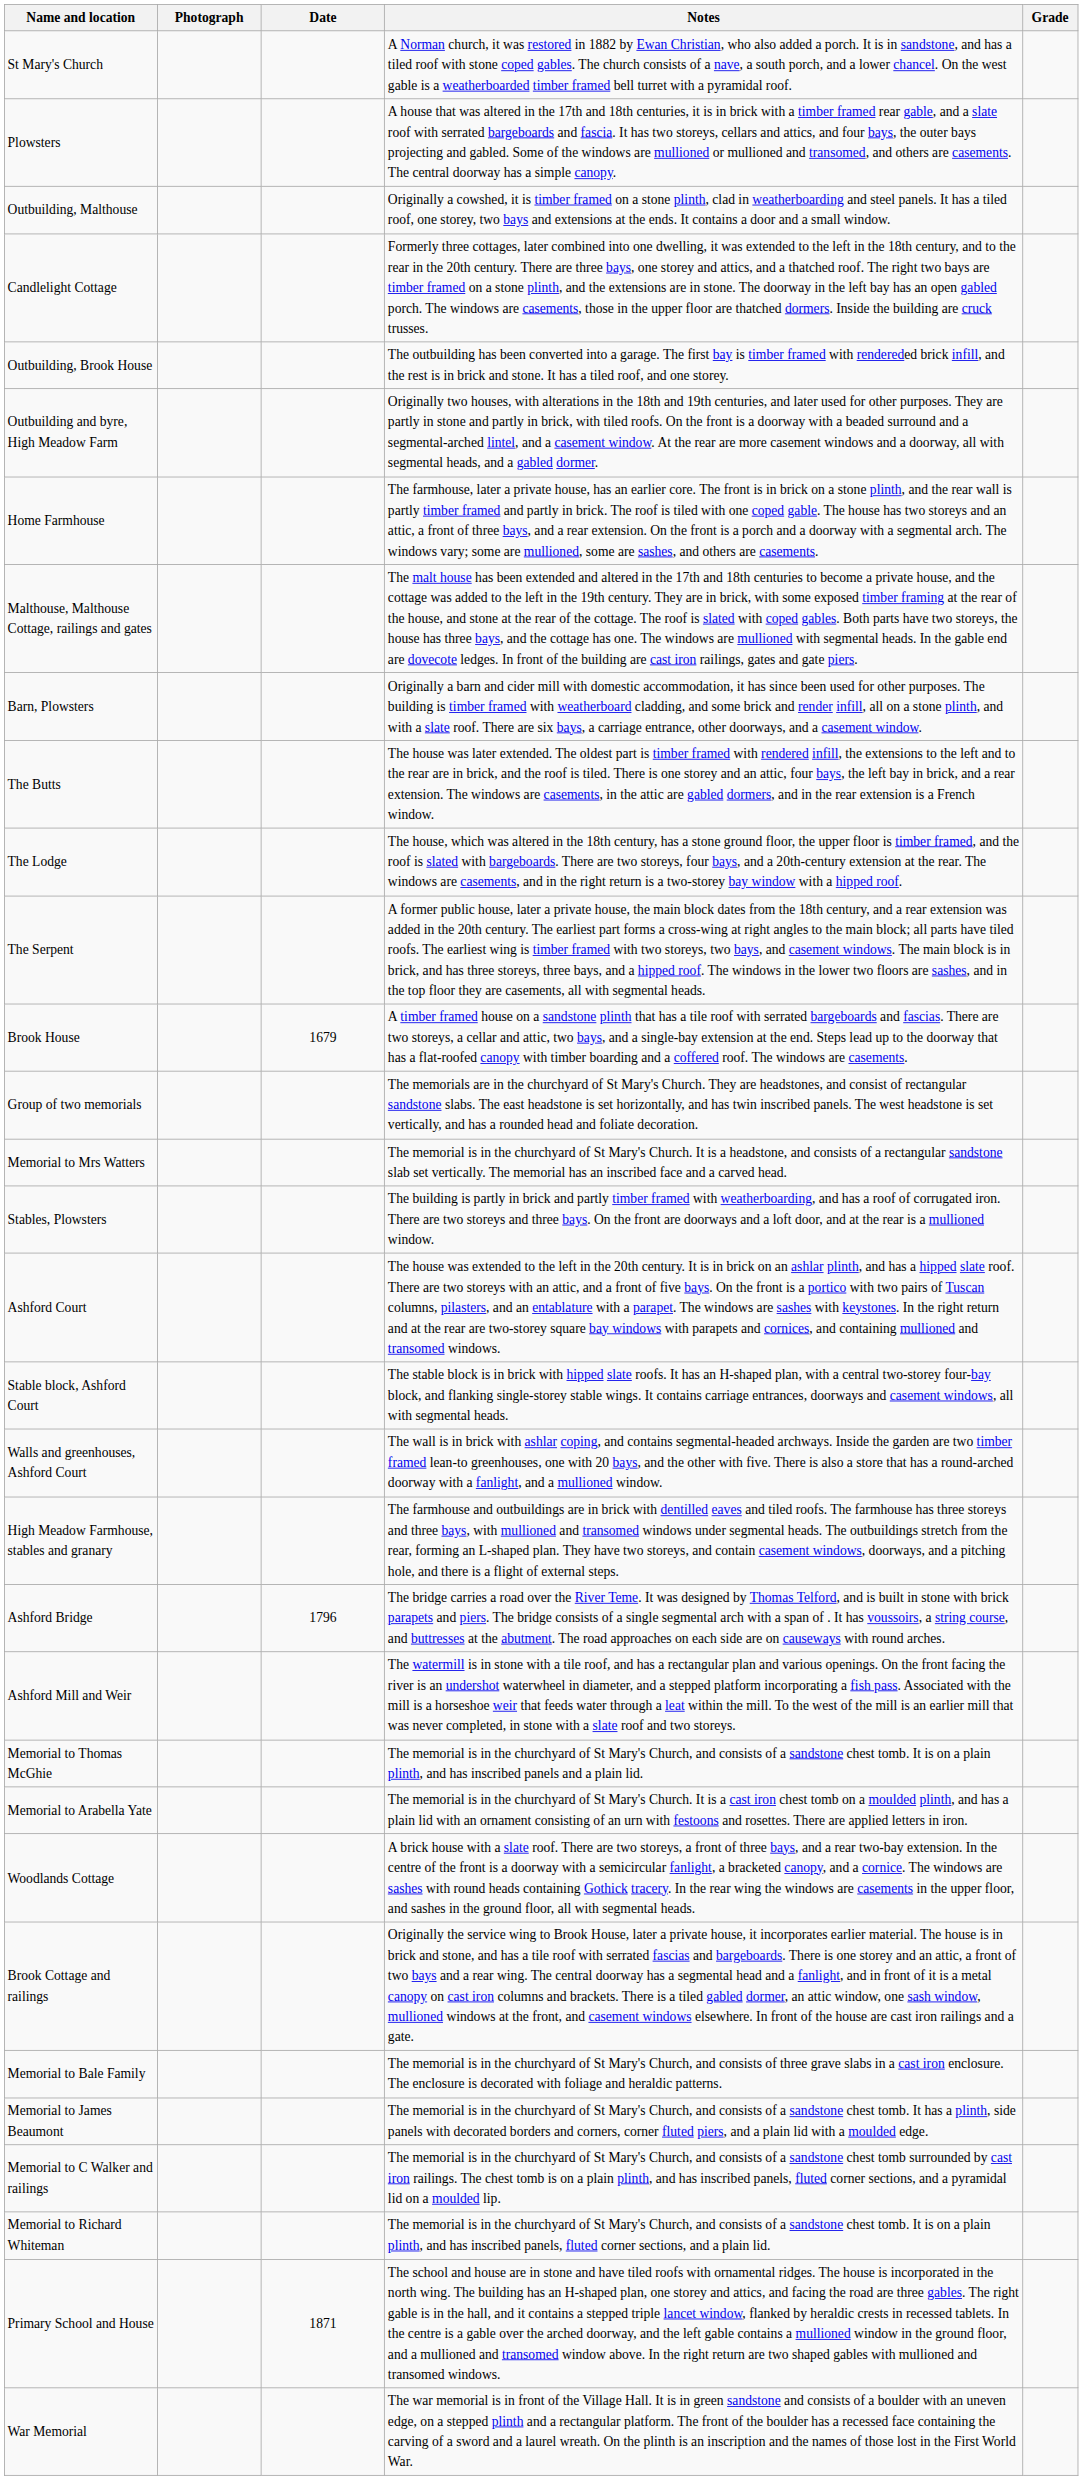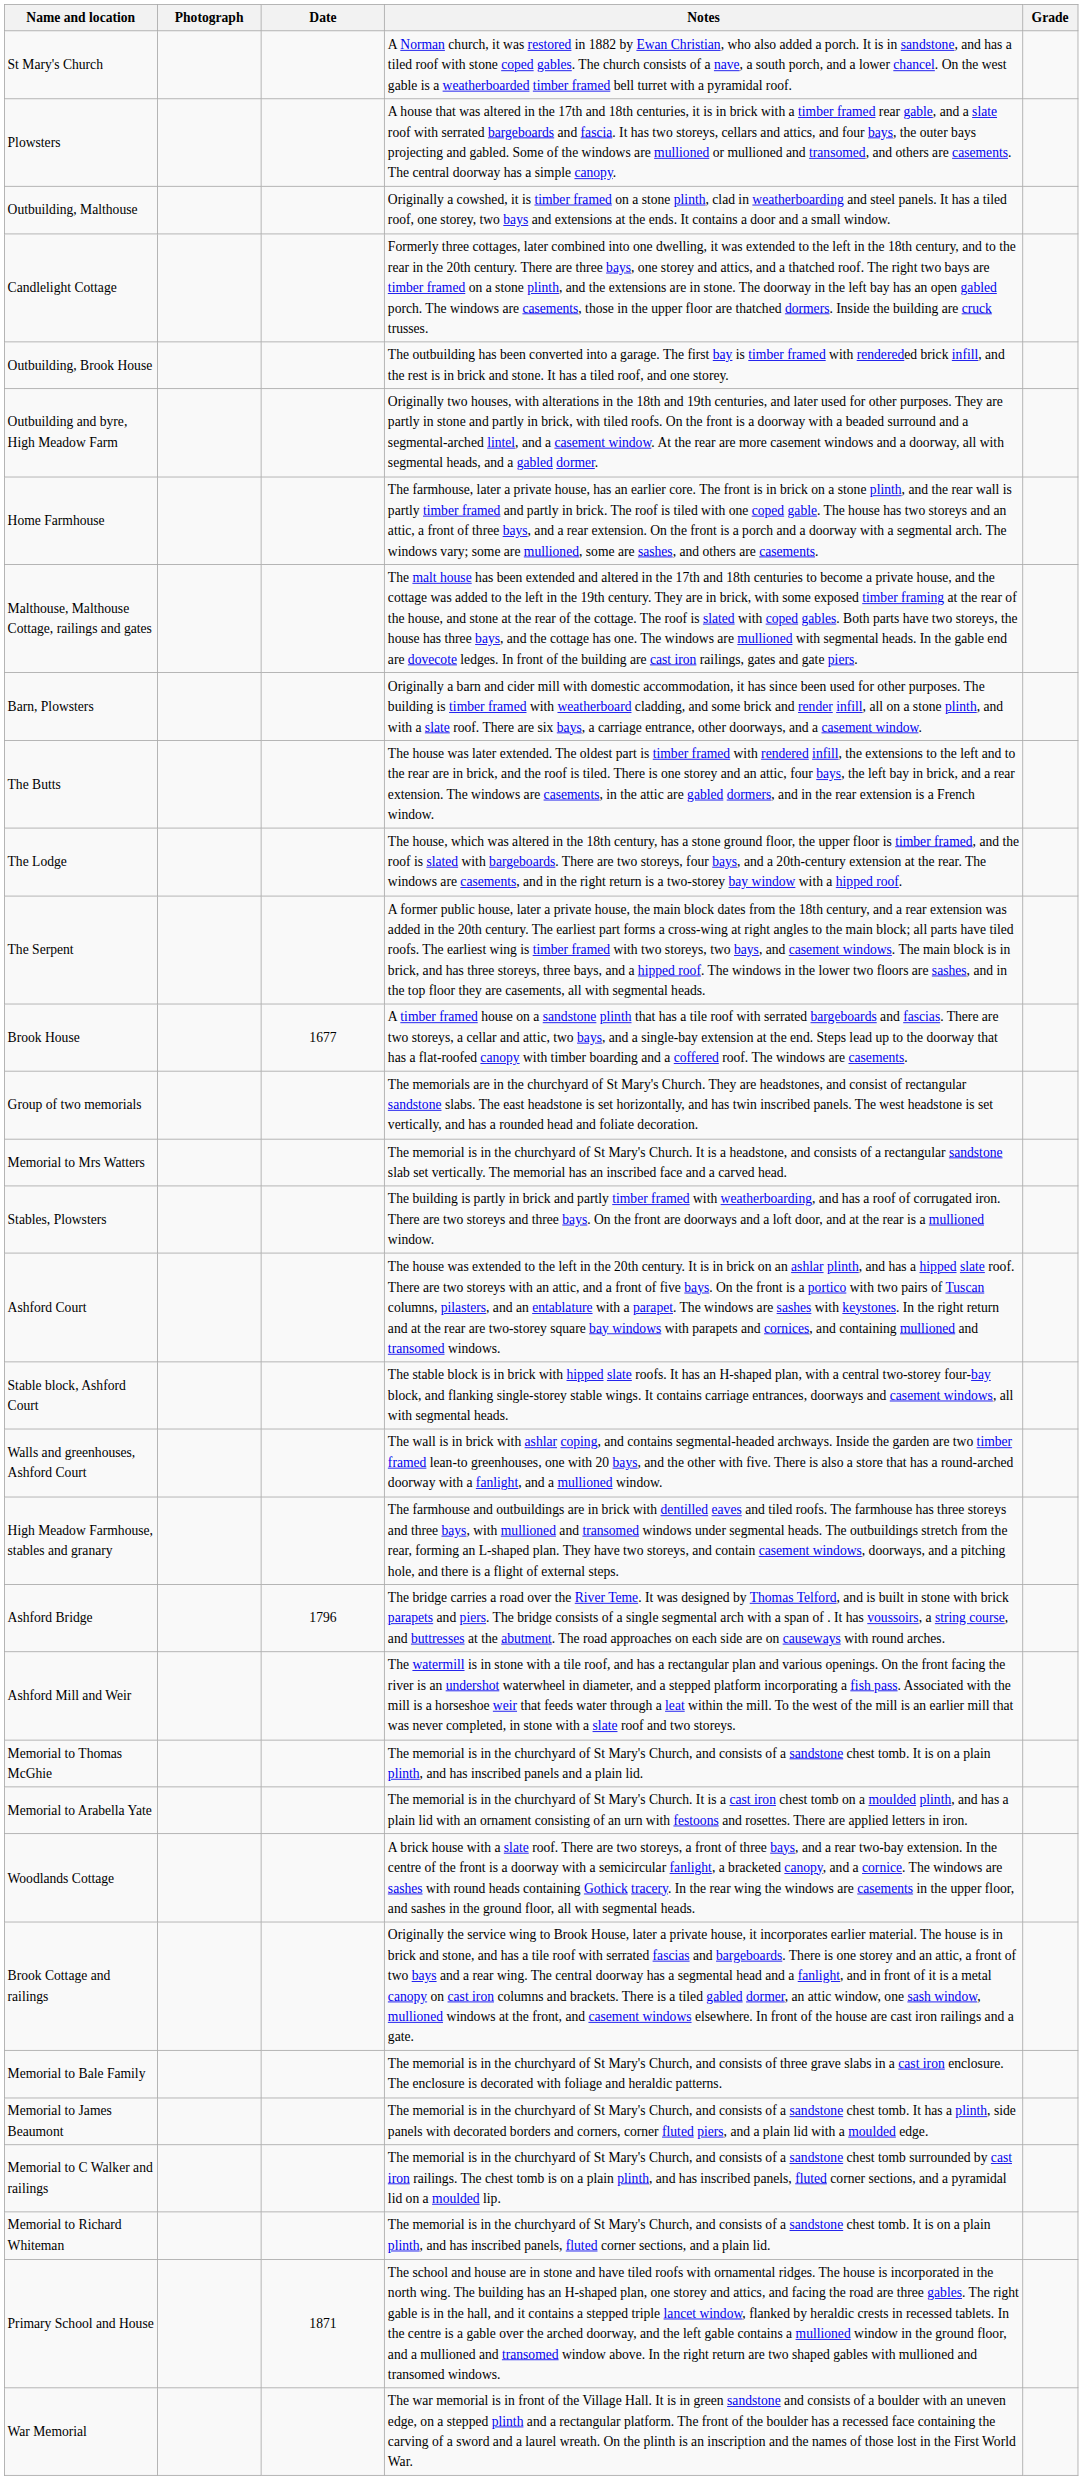(323, 1037) 1679 -> (323, 1037) 1677
